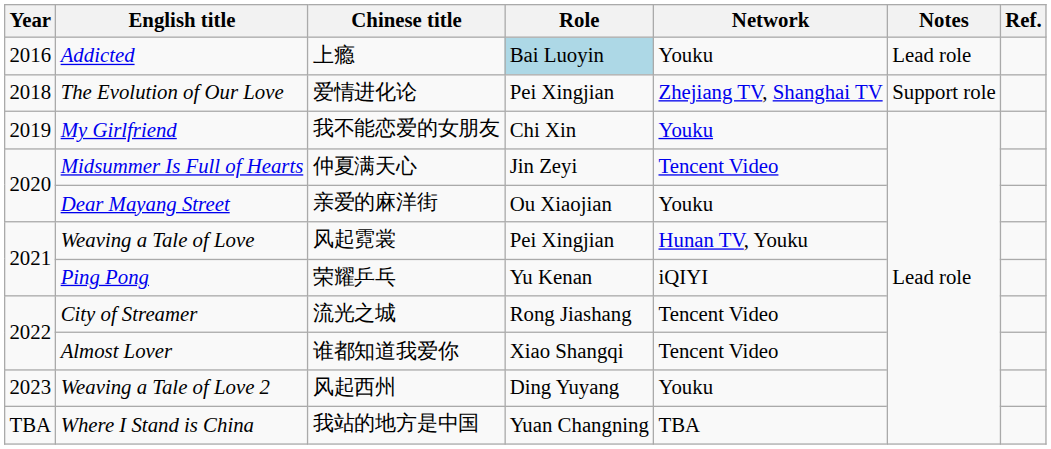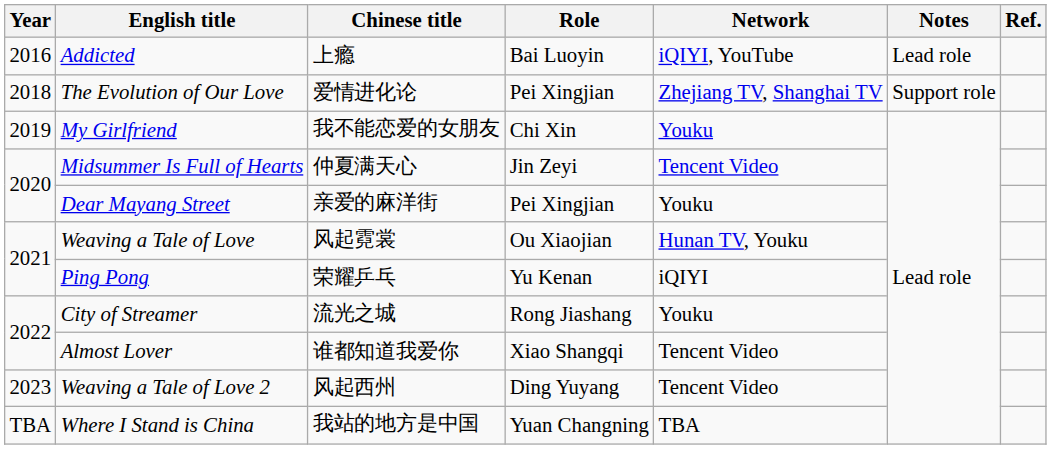(557, 55) lightblue background -> (557, 55) no background
(686, 55) Youku -> (726, 55) iQIYI, YouTube
(561, 203) Ou Xiaojian -> (562, 203) Pei Xingjian
(562, 240) Pei Xingjian -> (561, 240) Ou Xiaojian
(718, 314) Tencent Video -> (686, 314) Youku
(686, 387) Youku -> (718, 387) Tencent Video
